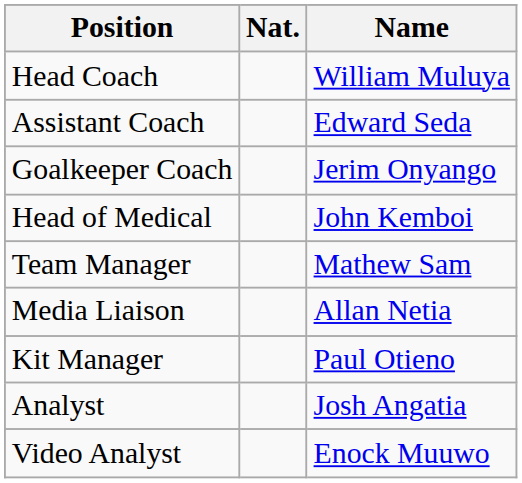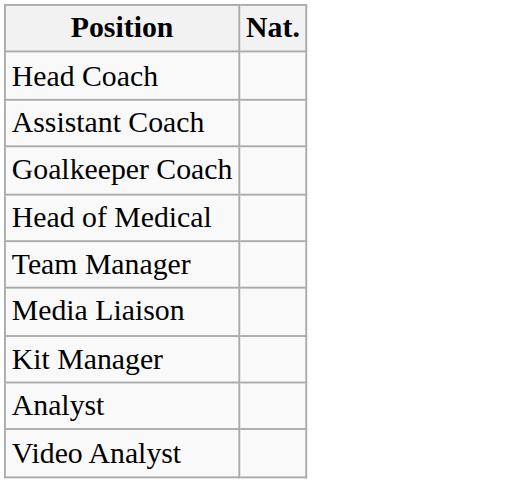- column: (412, 28)
